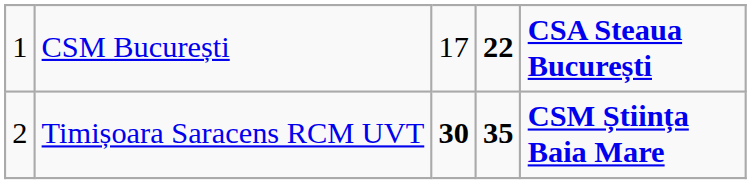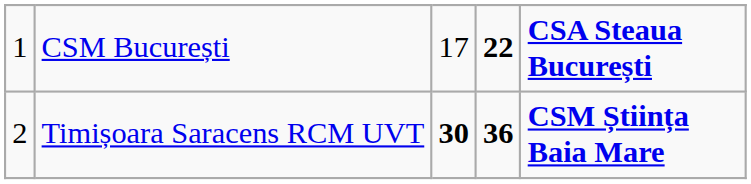(498, 133) 35 -> (498, 133) 36
